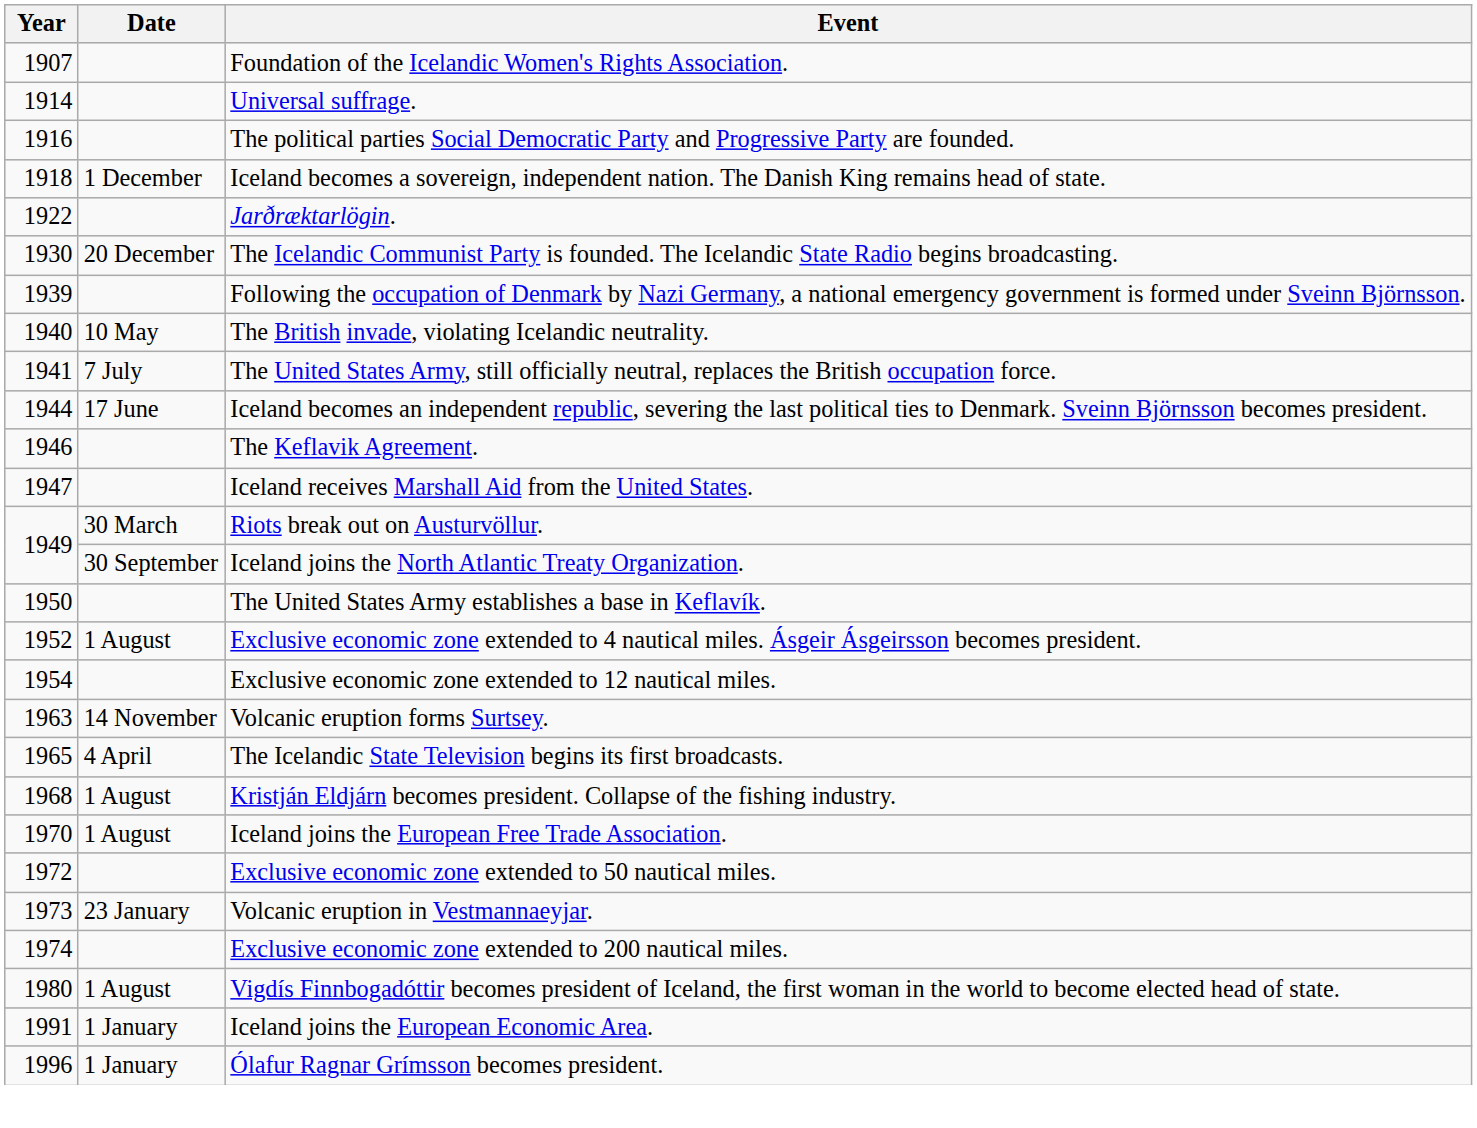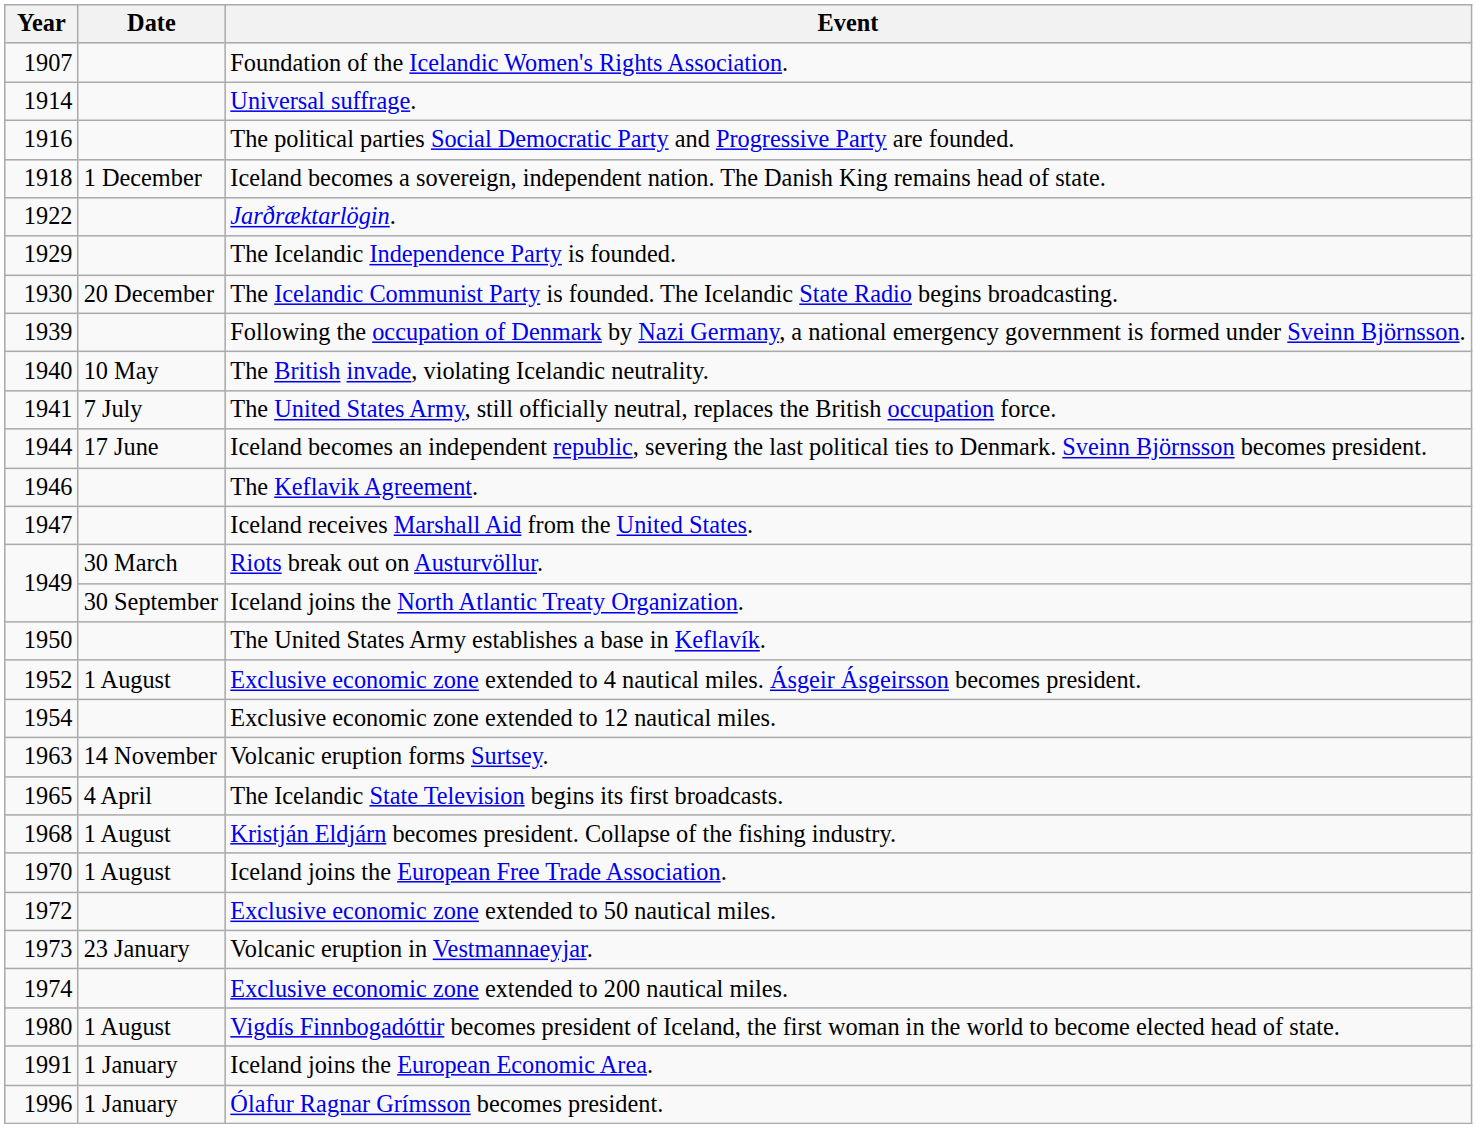+ row: (453, 255)
